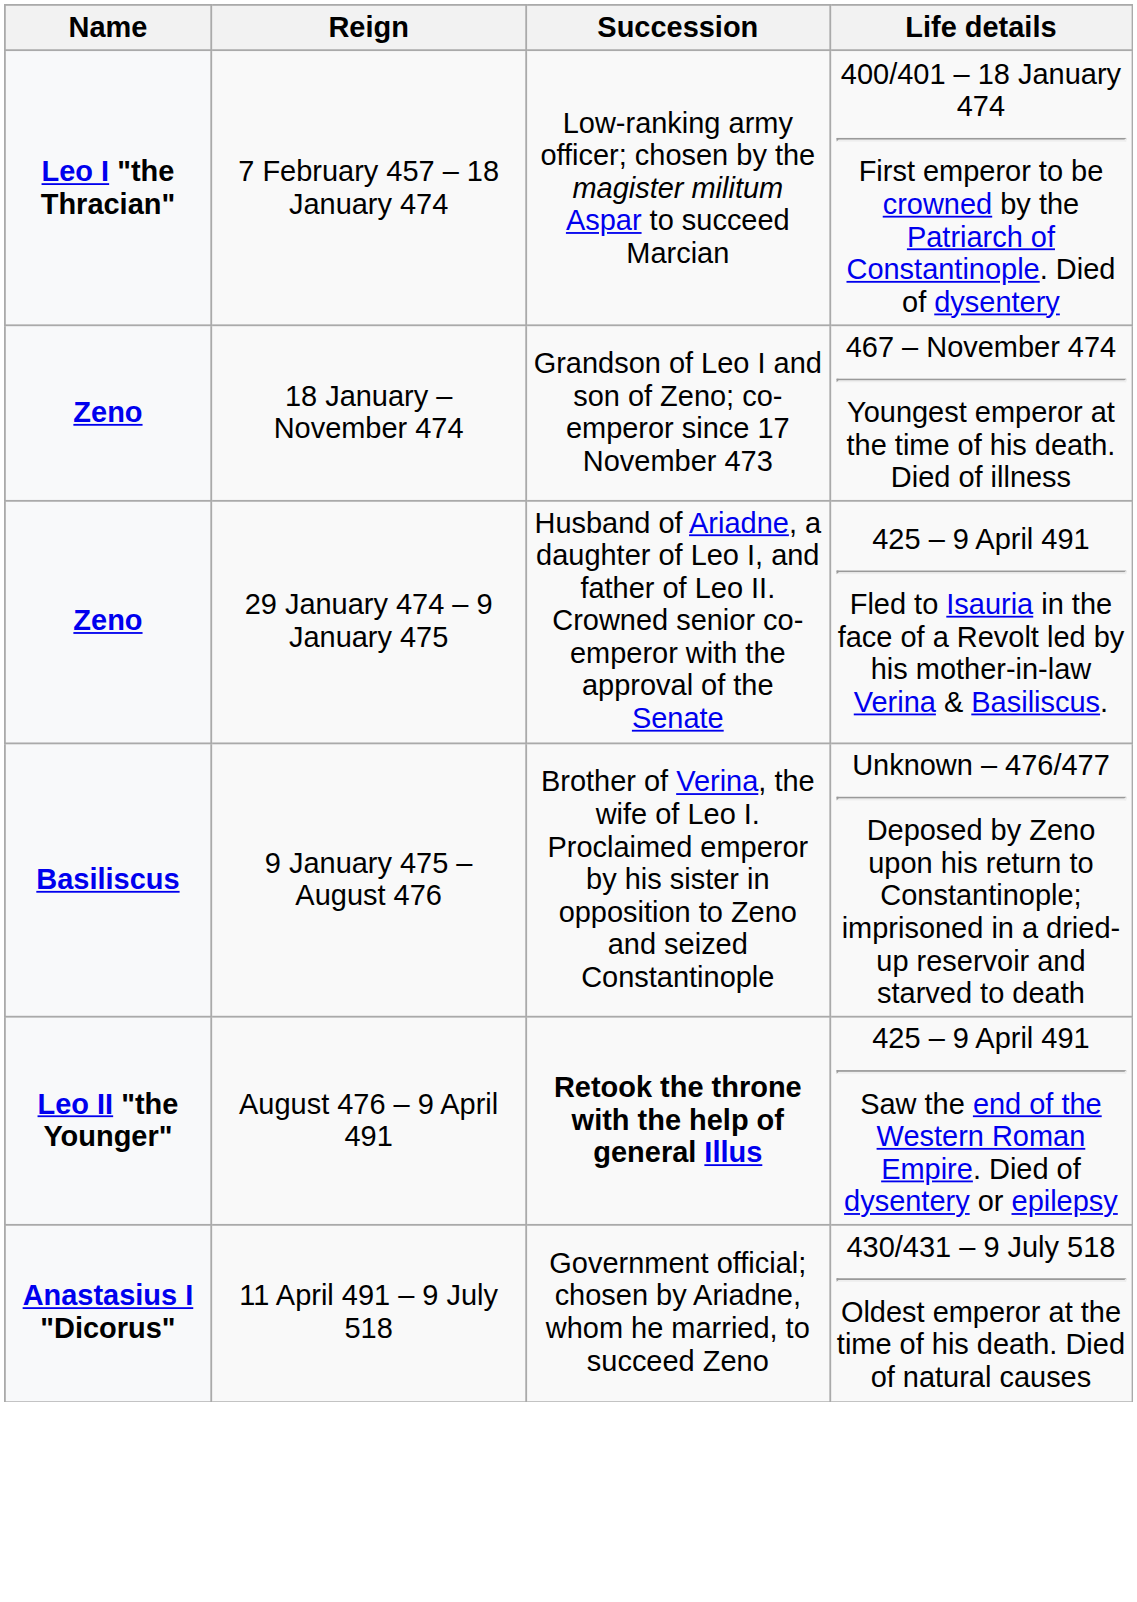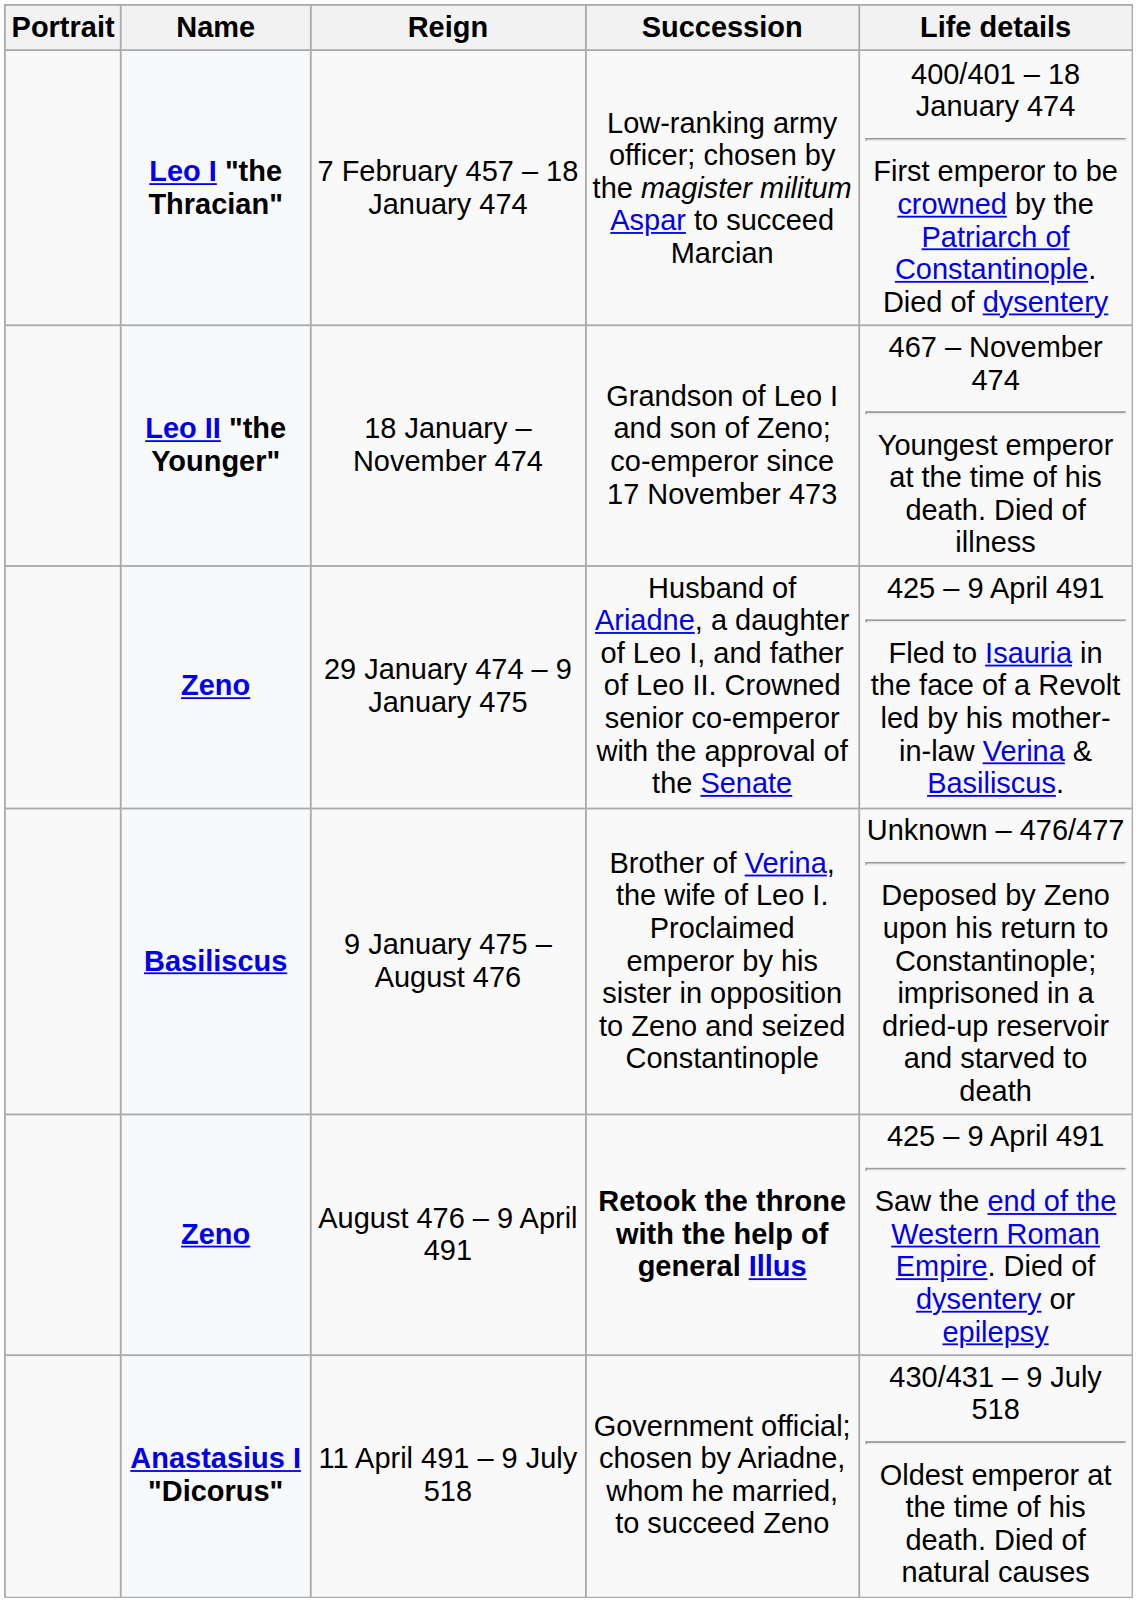+ column: (63, 27)
(108, 412) Zeno -> (216, 445) Leo II "the Younger"
(108, 1120) Leo II "the Younger" -> (216, 1234) Zeno
